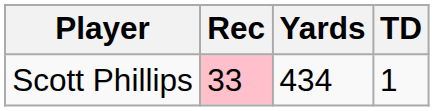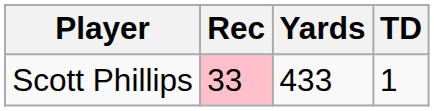(306, 79) 434 -> (306, 79) 433
